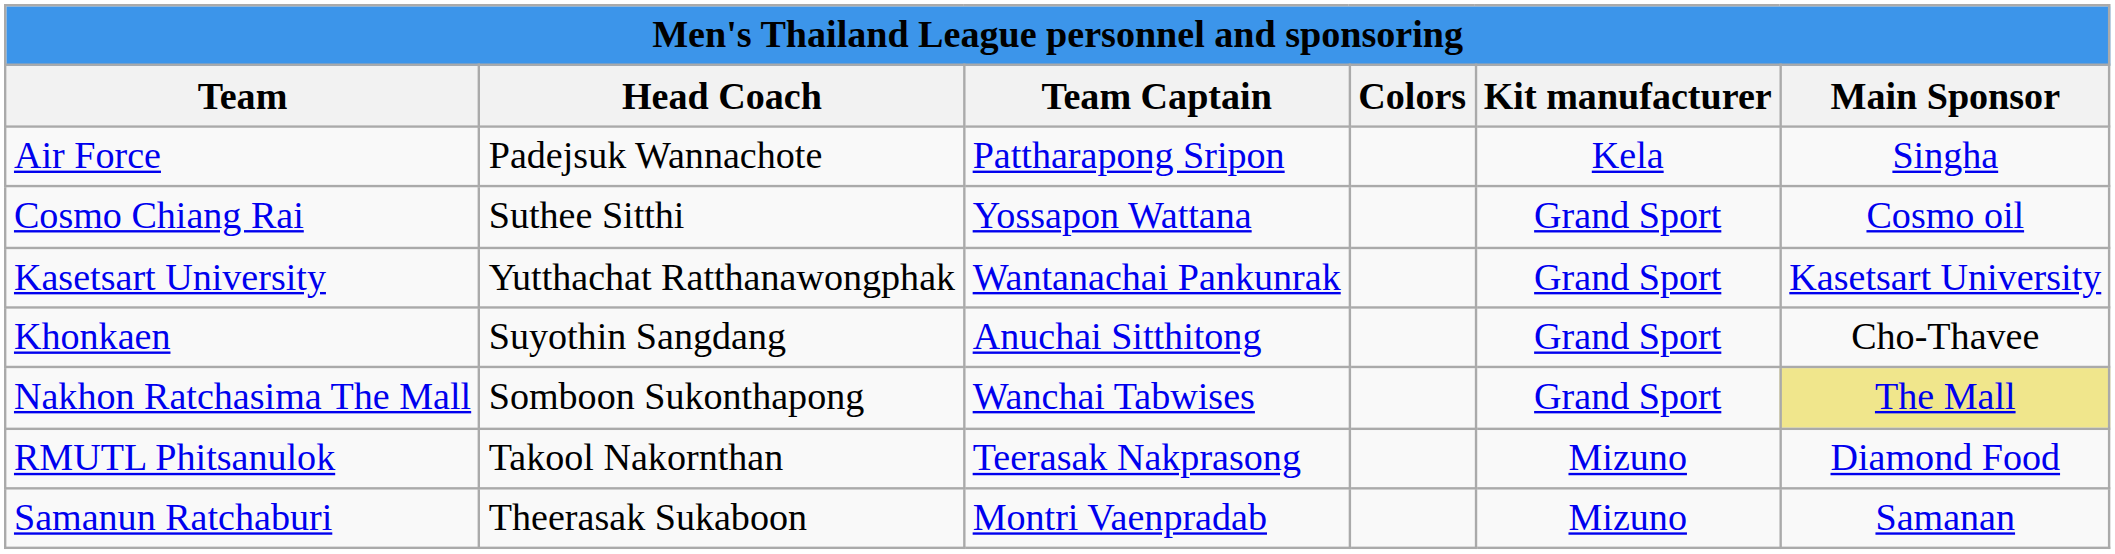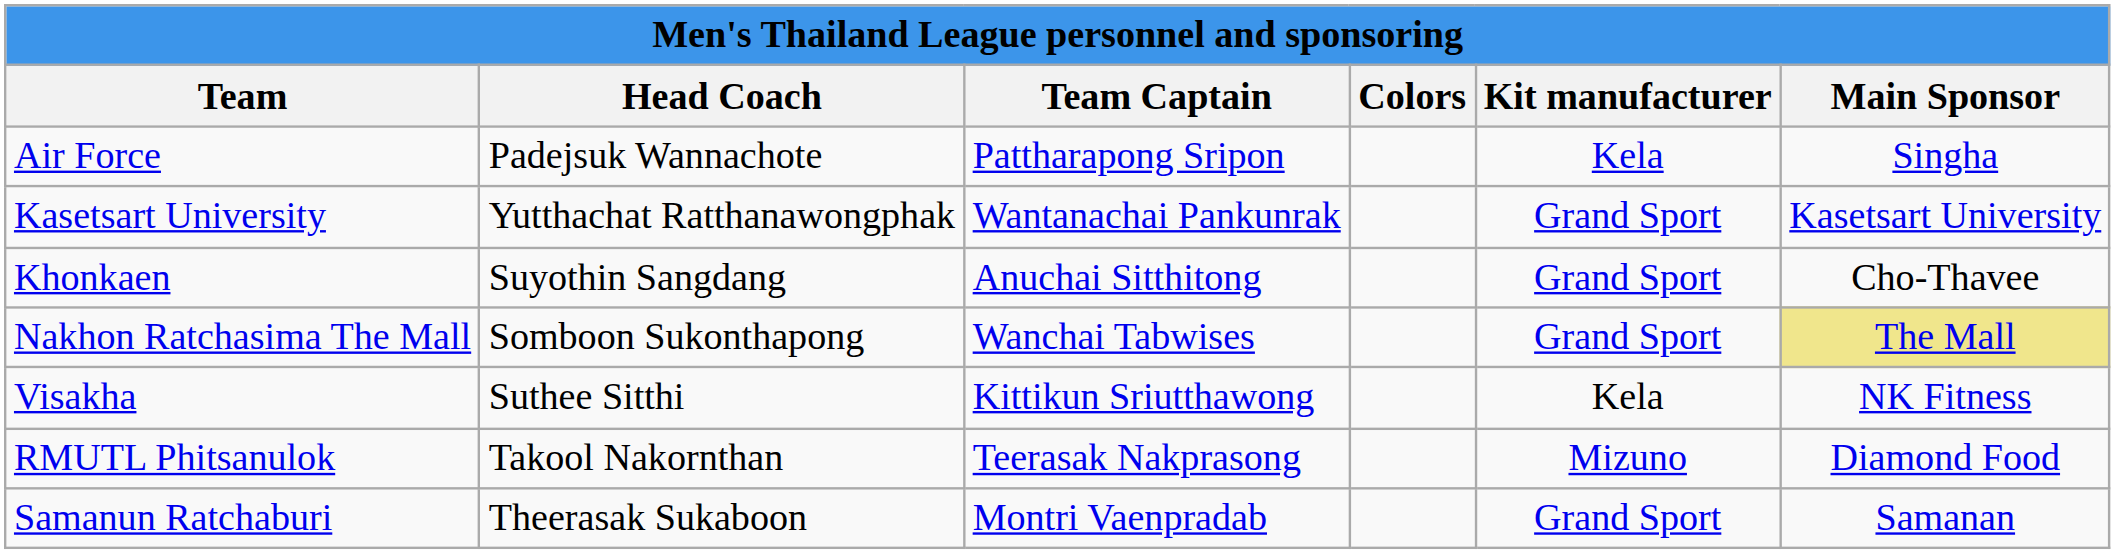- row: (159, 215)
+ row: (75, 397)
(1628, 517) Mizuno -> (1628, 517) Grand Sport
